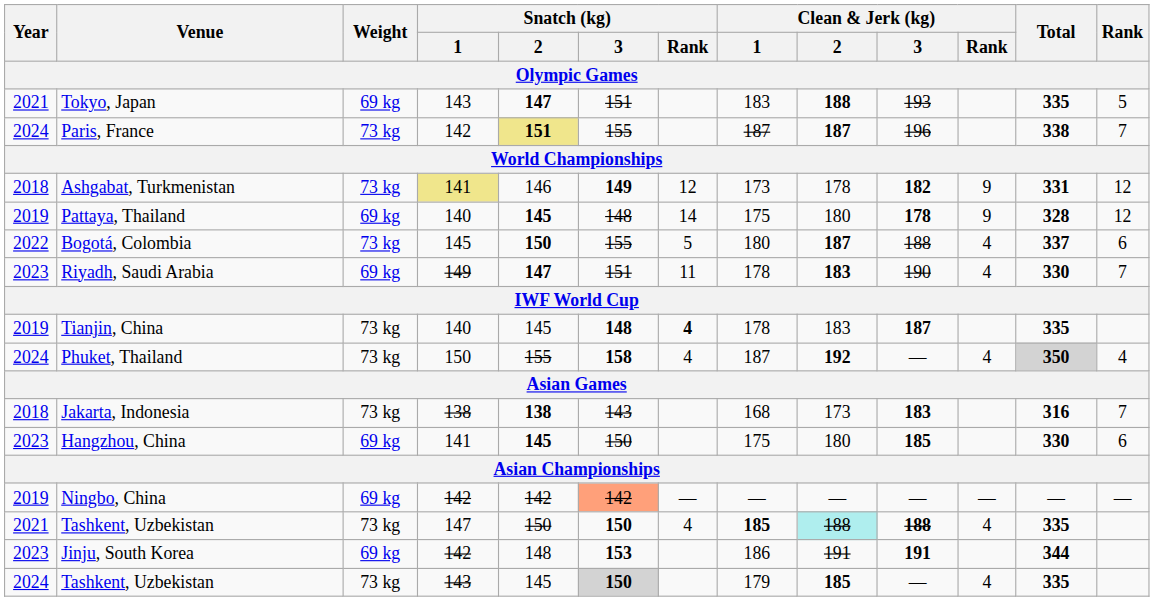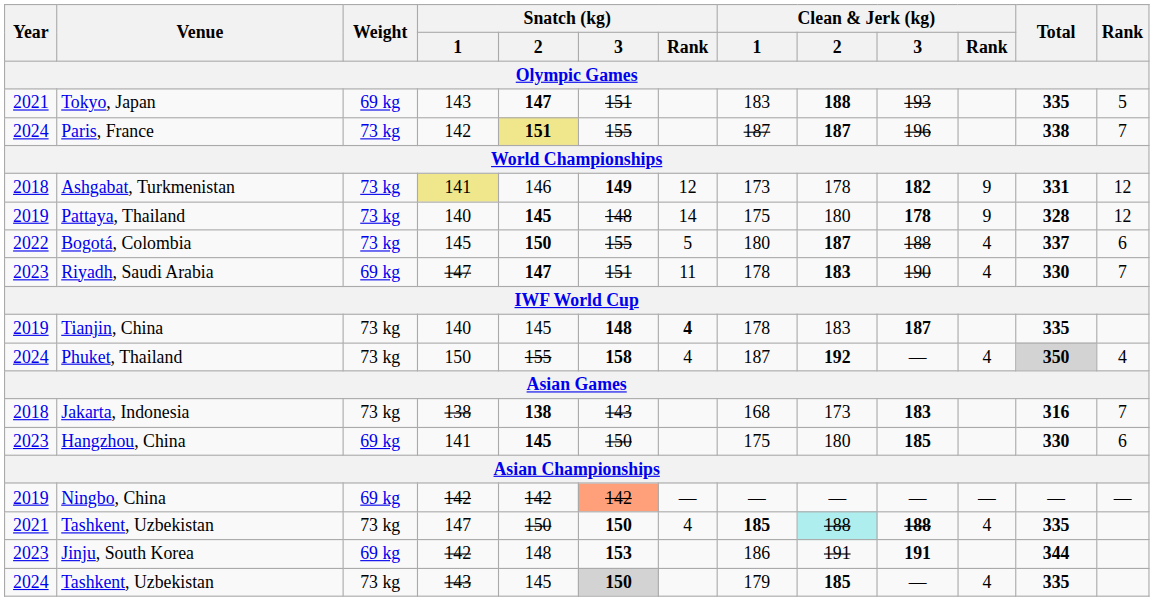(380, 215) 69 kg -> (380, 215) 73 kg
(458, 272) 149 -> (458, 272) 147
